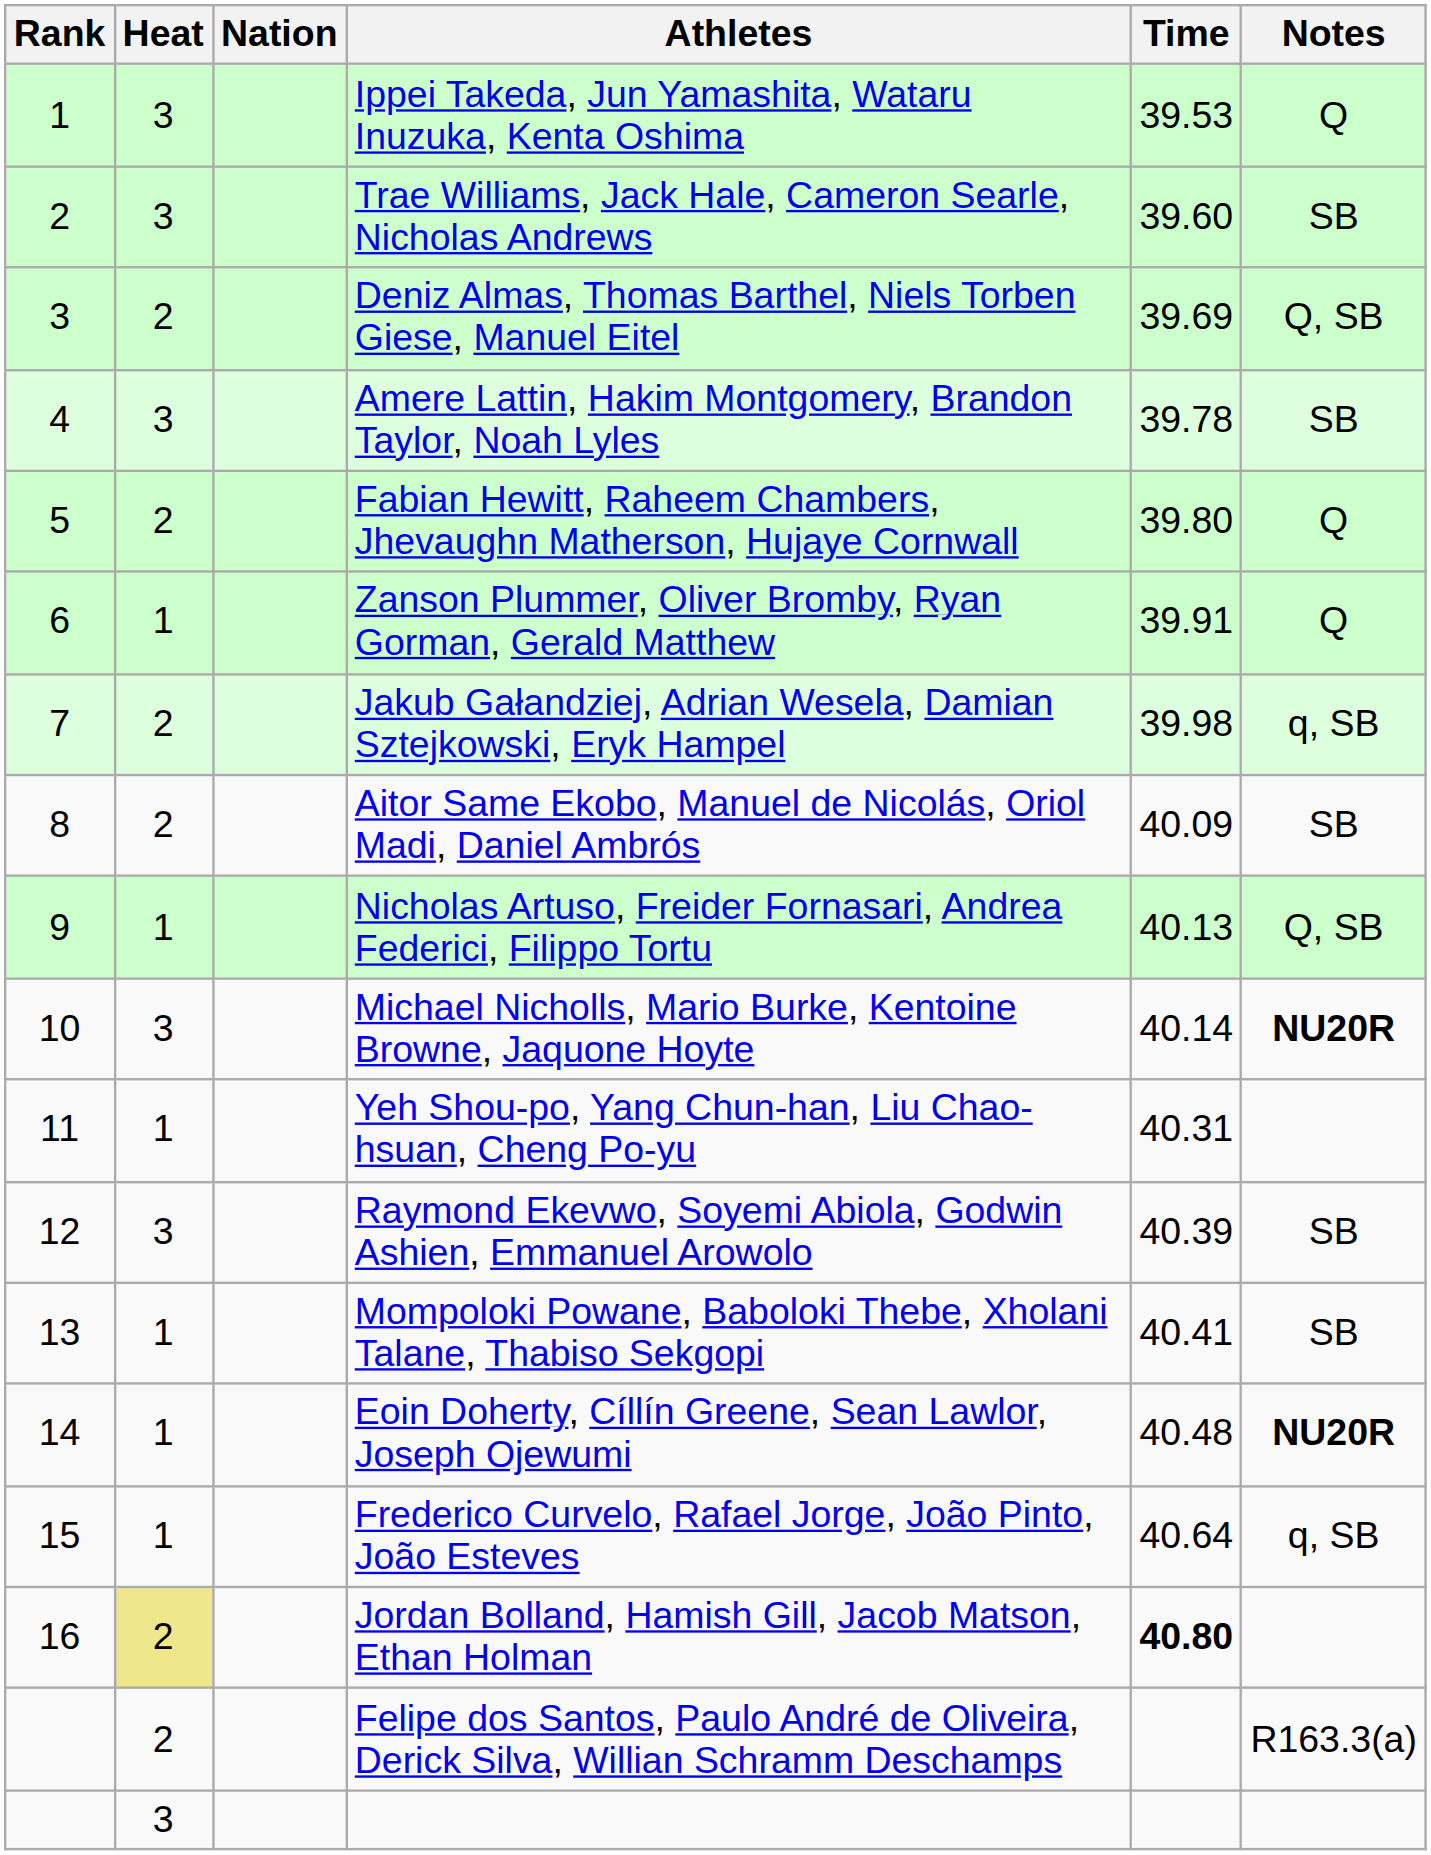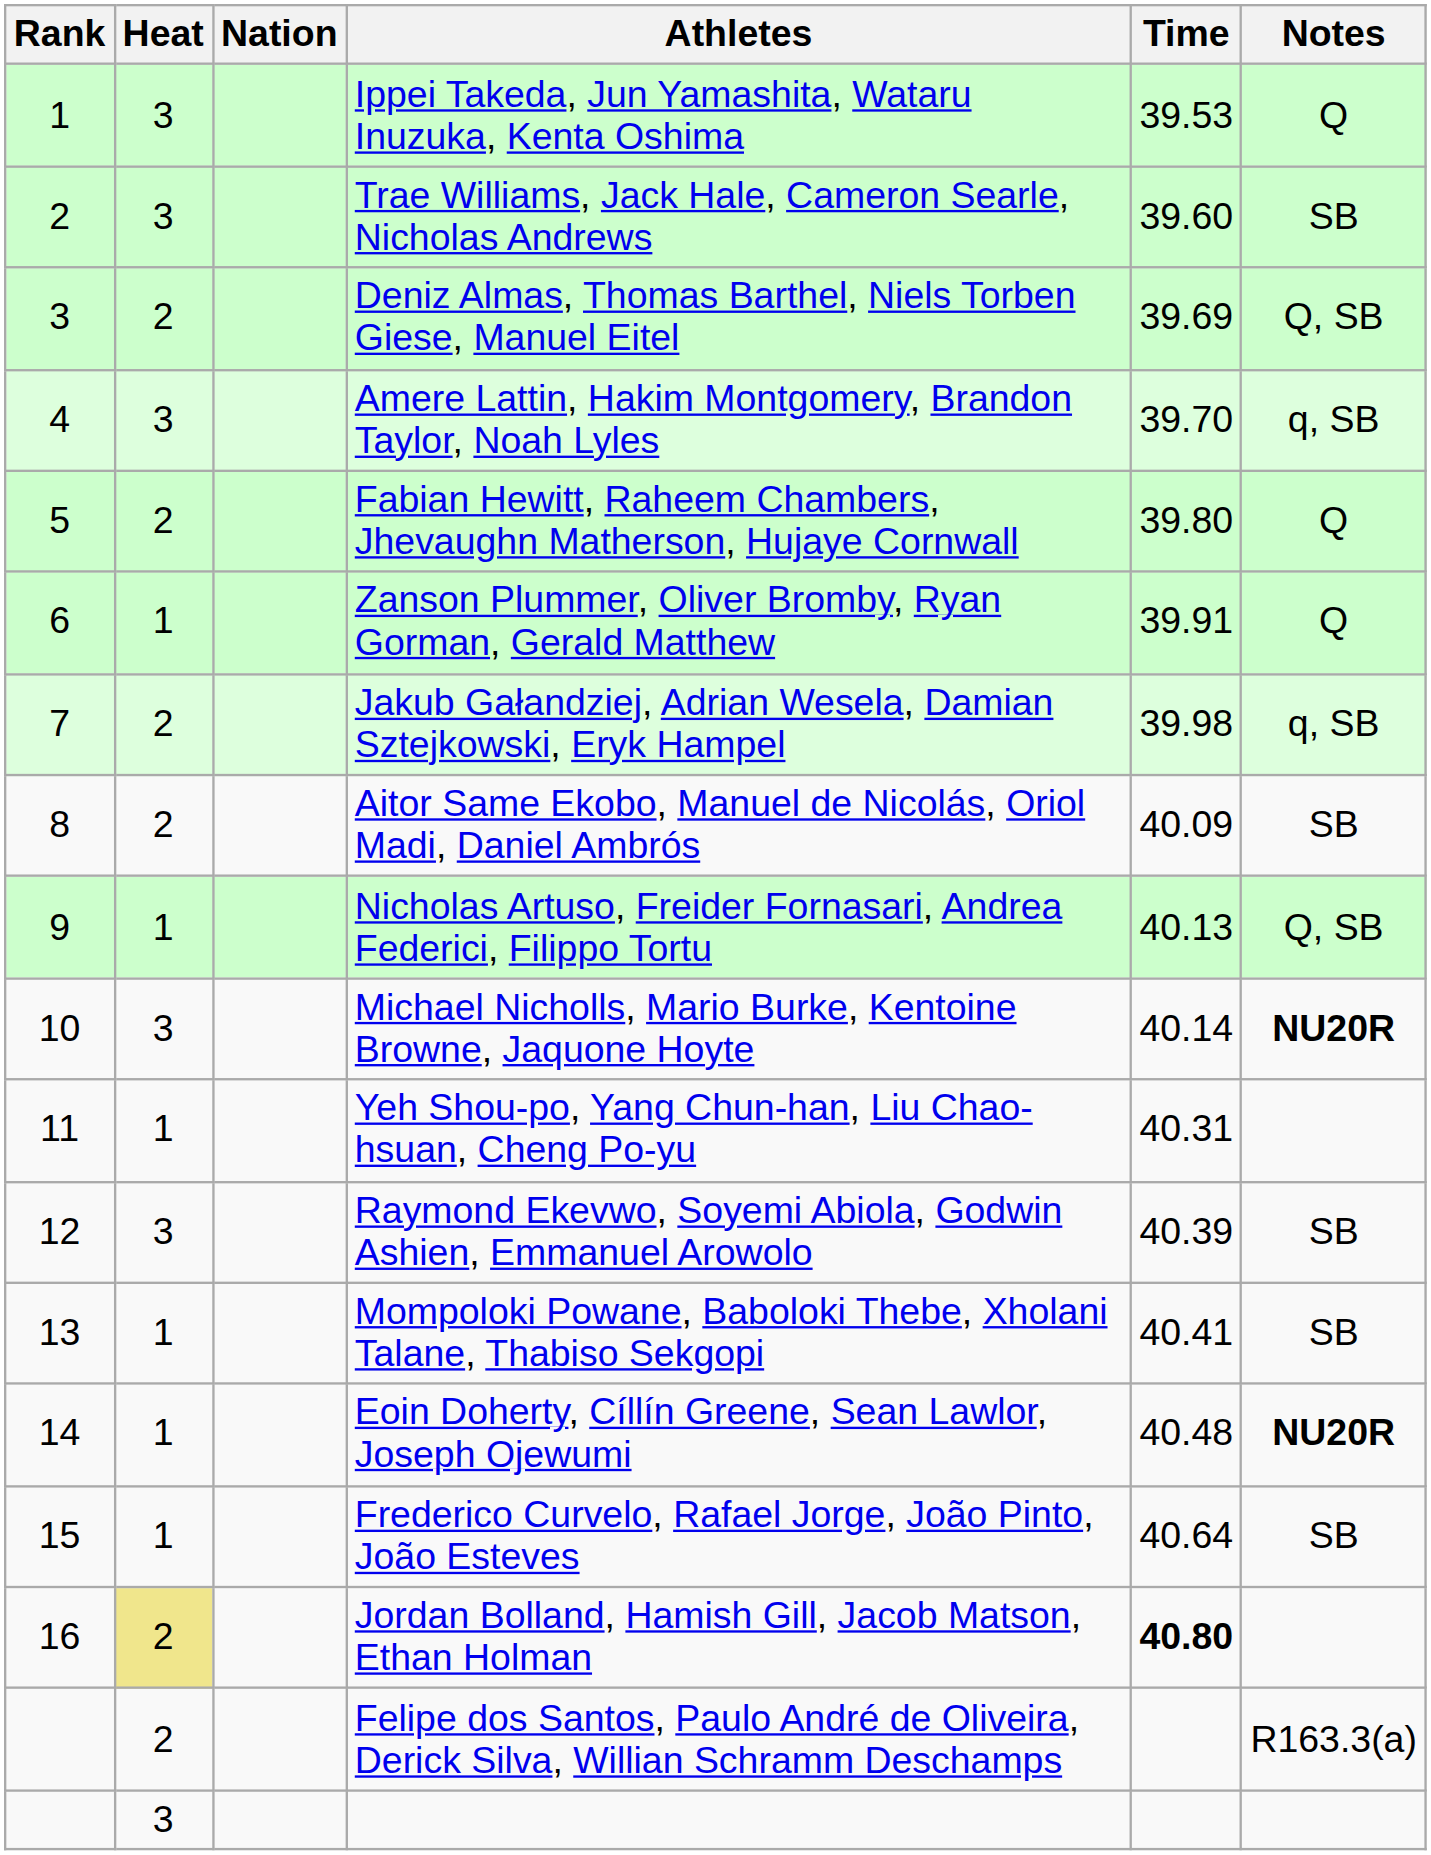(1186, 419) 39.78 -> (1186, 419) 39.70
(1334, 419) SB -> (1334, 419) q, SB
(1334, 1535) q, SB -> (1334, 1535) SB
